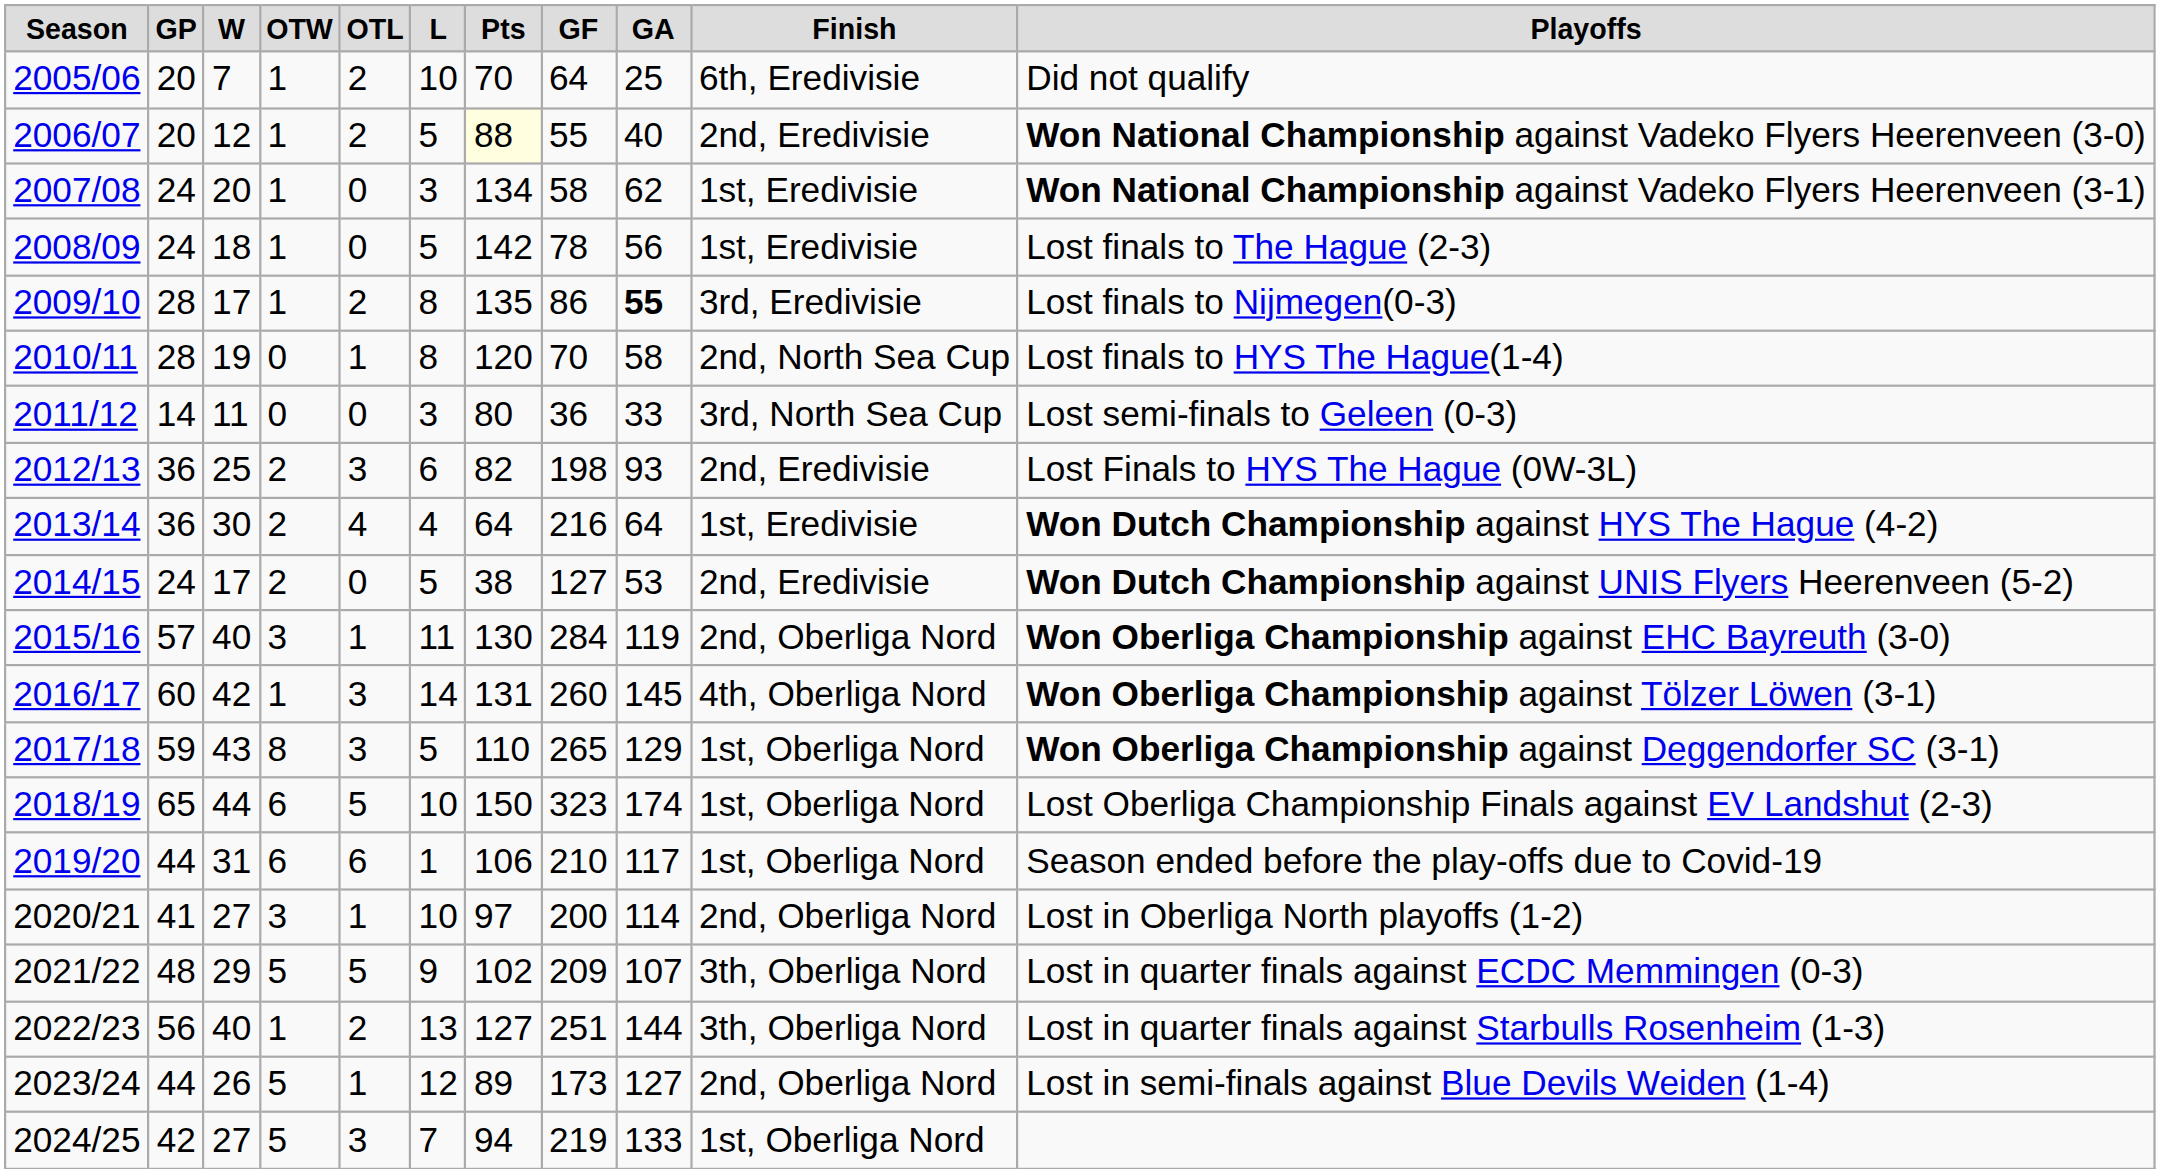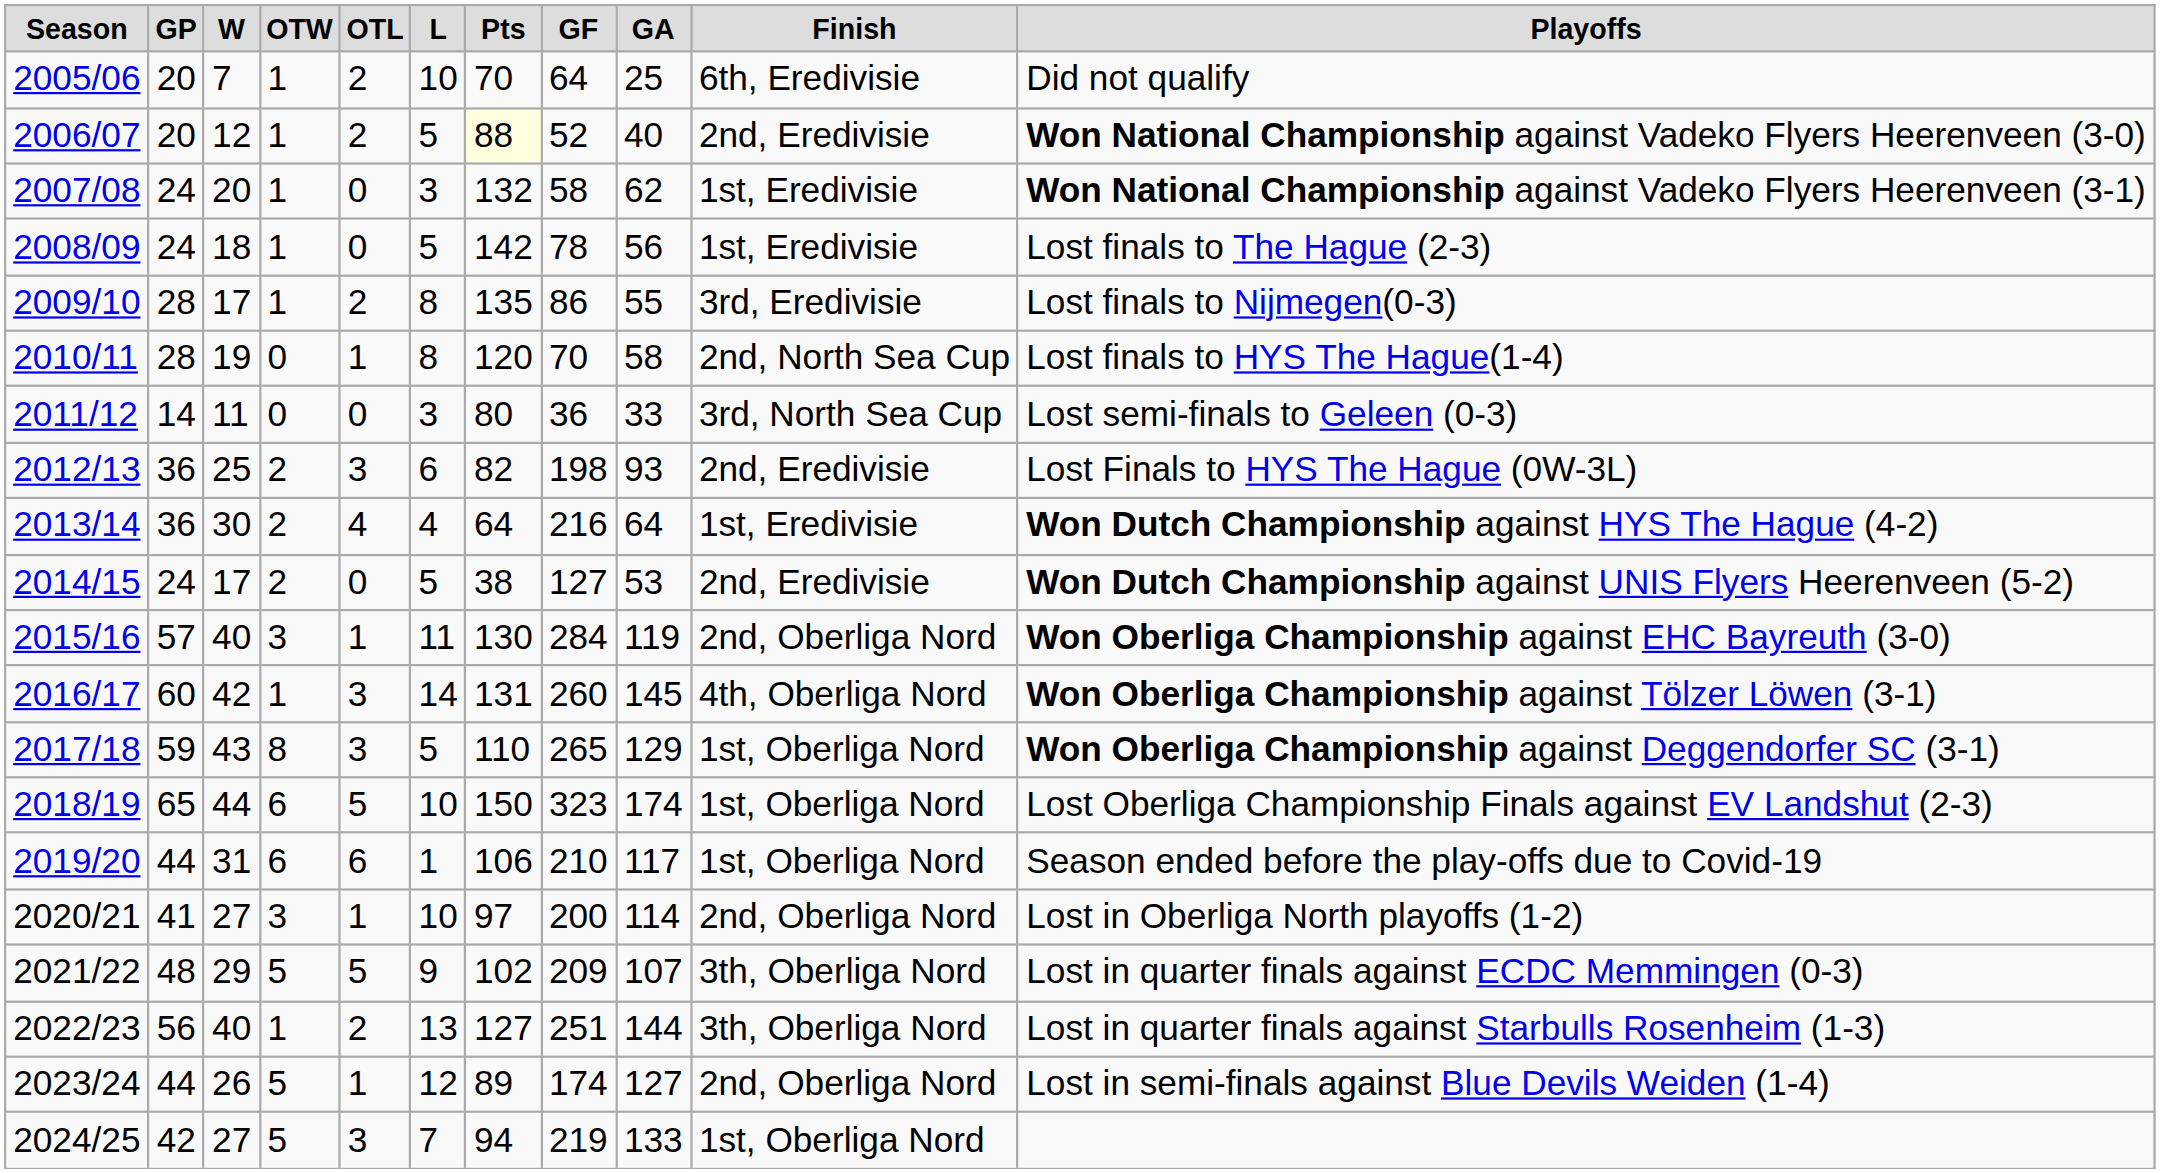(569, 134) 55 -> (569, 134) 52
(503, 190) 134 -> (503, 190) 132
(643, 302) bold -> (643, 302) normal
(578, 1083) 173 -> (578, 1083) 174
